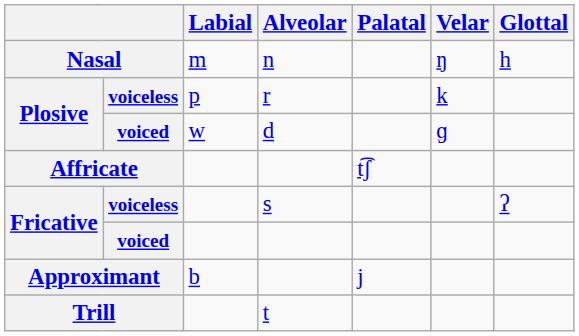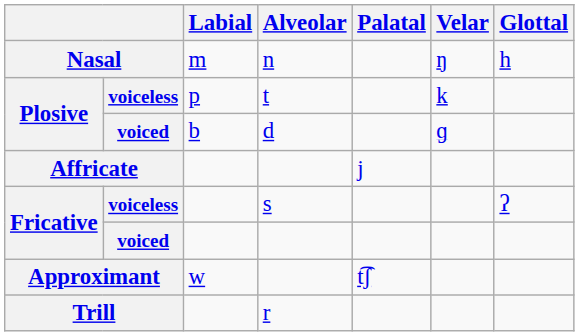(267, 95) r -> (266, 95) t
(197, 131) w -> (194, 131) b
(364, 167) t͡ʃ -> (360, 167) j
(194, 276) b -> (197, 276) w
(360, 276) j -> (364, 276) t͡ʃ
(266, 312) t -> (267, 312) r
